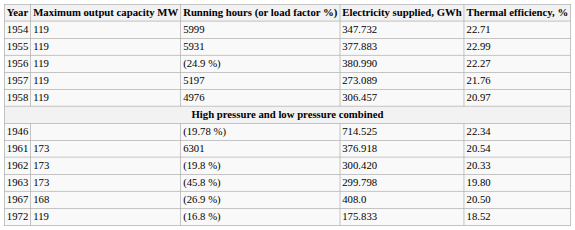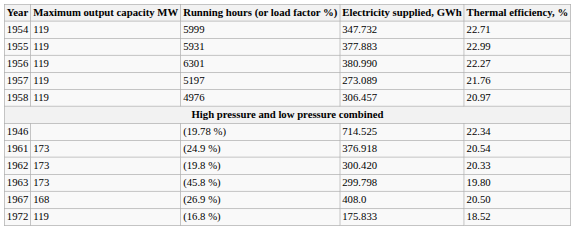(202, 64) (24.9 %) -> (194, 64) 6301
(194, 149) 6301 -> (202, 149) (24.9 %)
